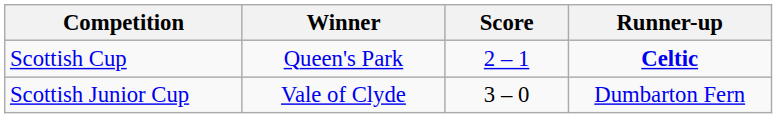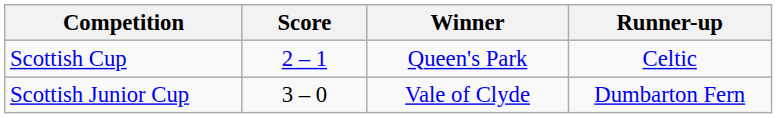columns swapped: (343, 22) <-> (507, 22)
(670, 58) bold -> (670, 58) normal
